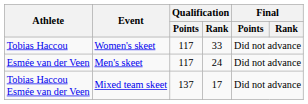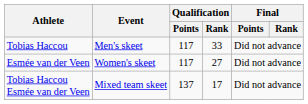(125, 46) Women's skeet -> (119, 46) Men's skeet
(119, 62) Men's skeet -> (125, 62) Women's skeet
(217, 62) 24 -> (217, 62) 27
